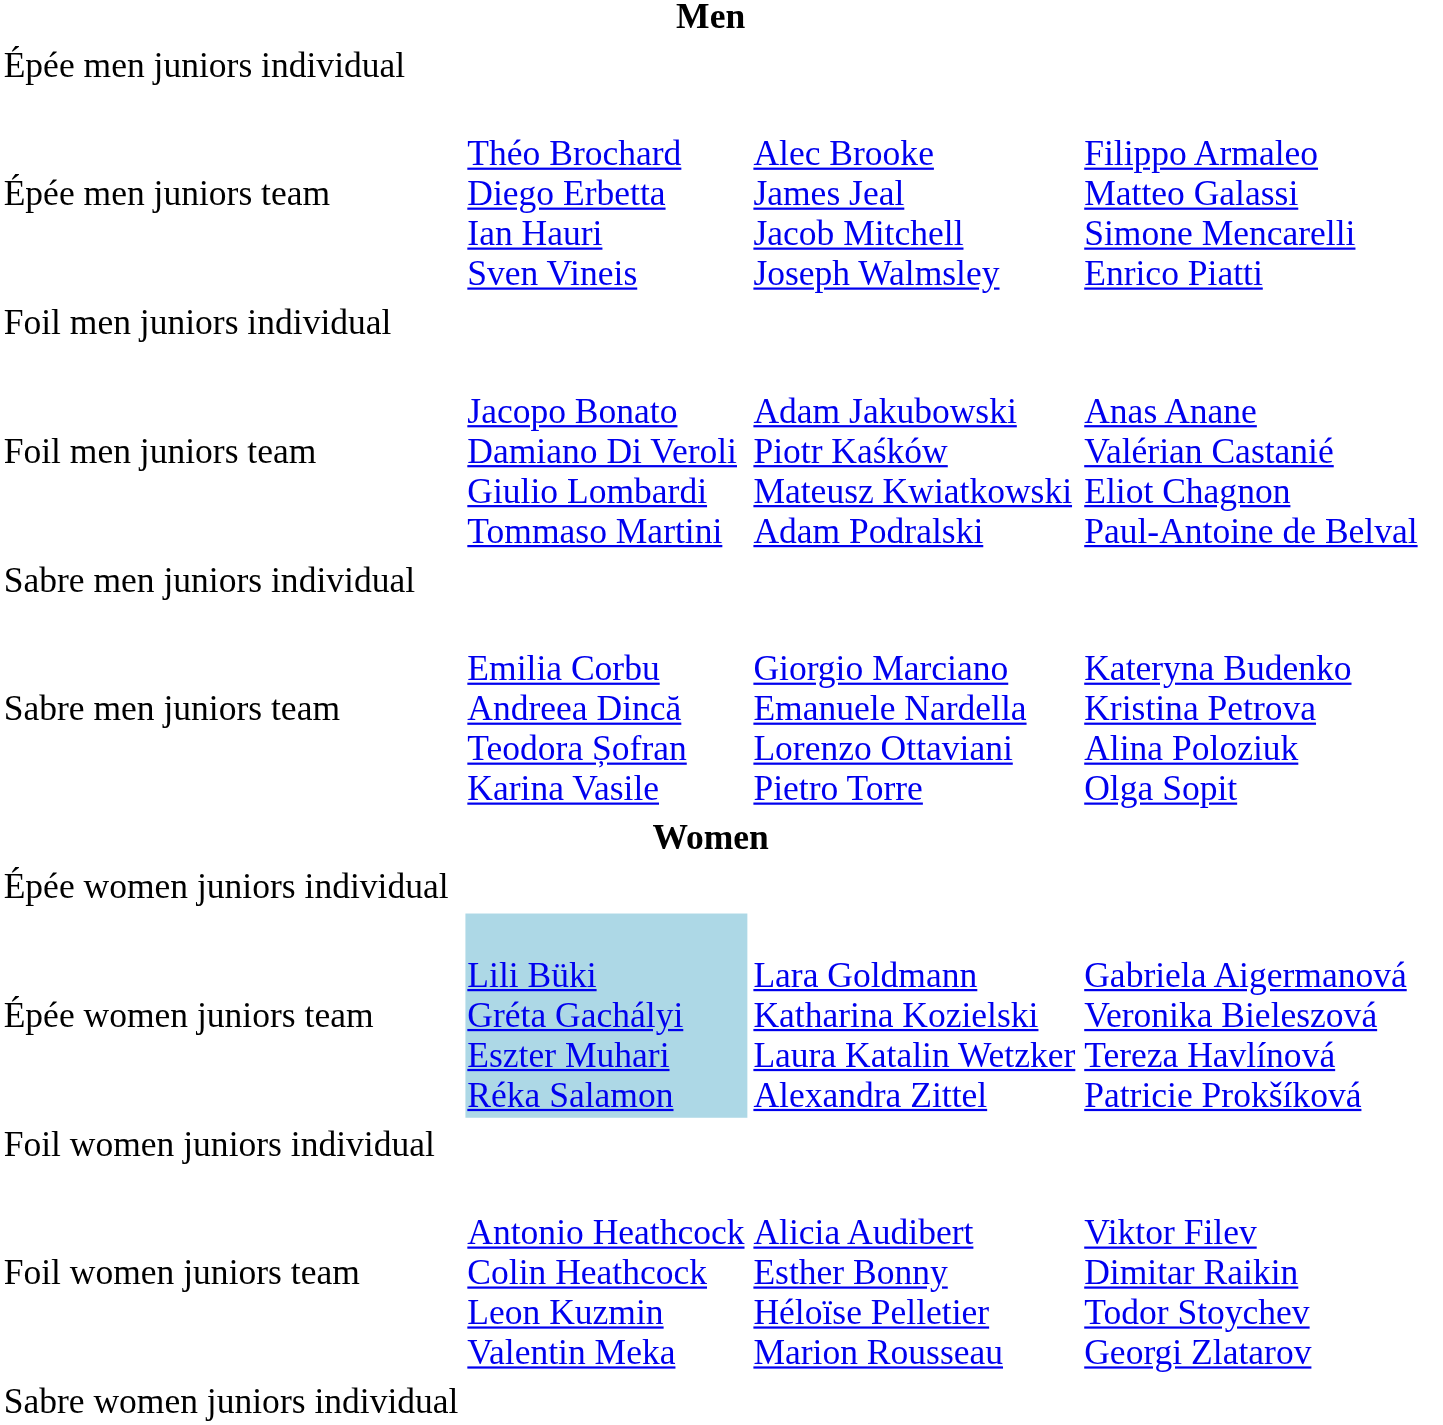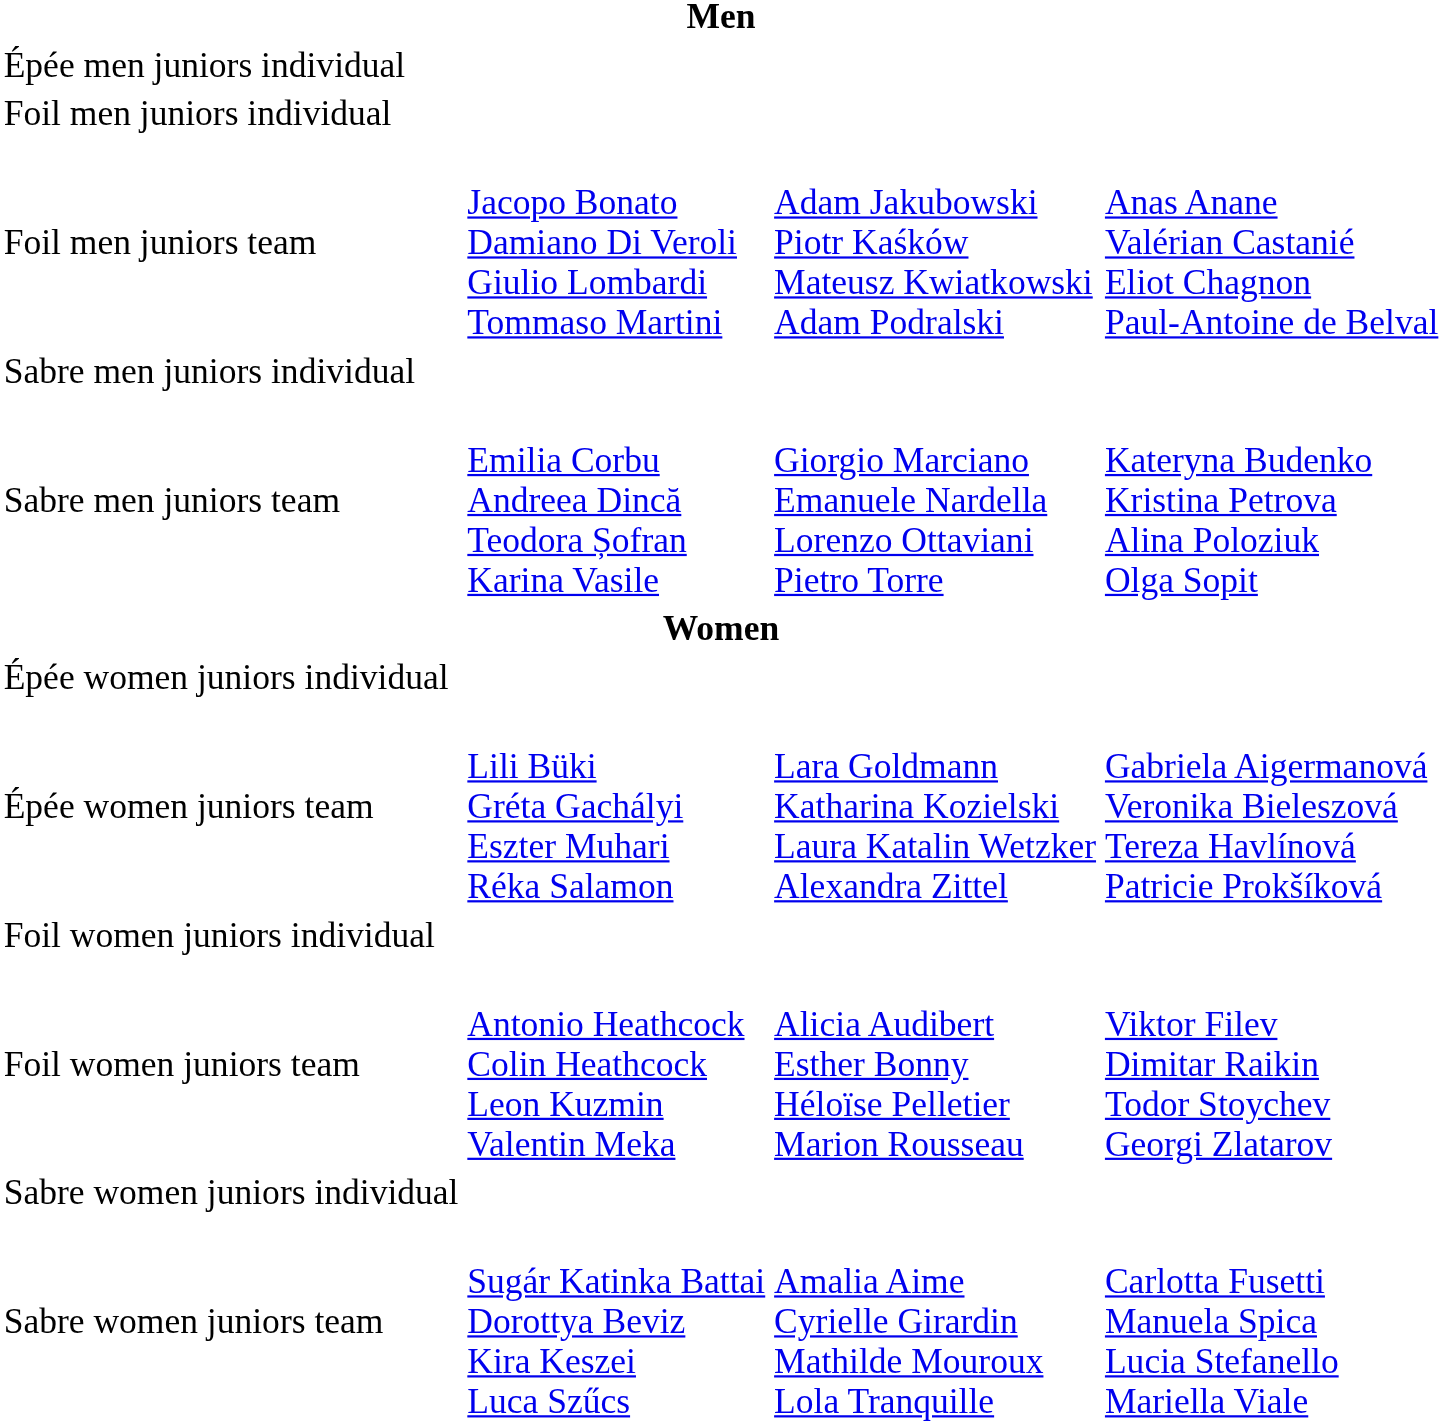- row: (167, 193)
(575, 1035) lightblue background -> (575, 826) no background
+ row: (194, 1321)
